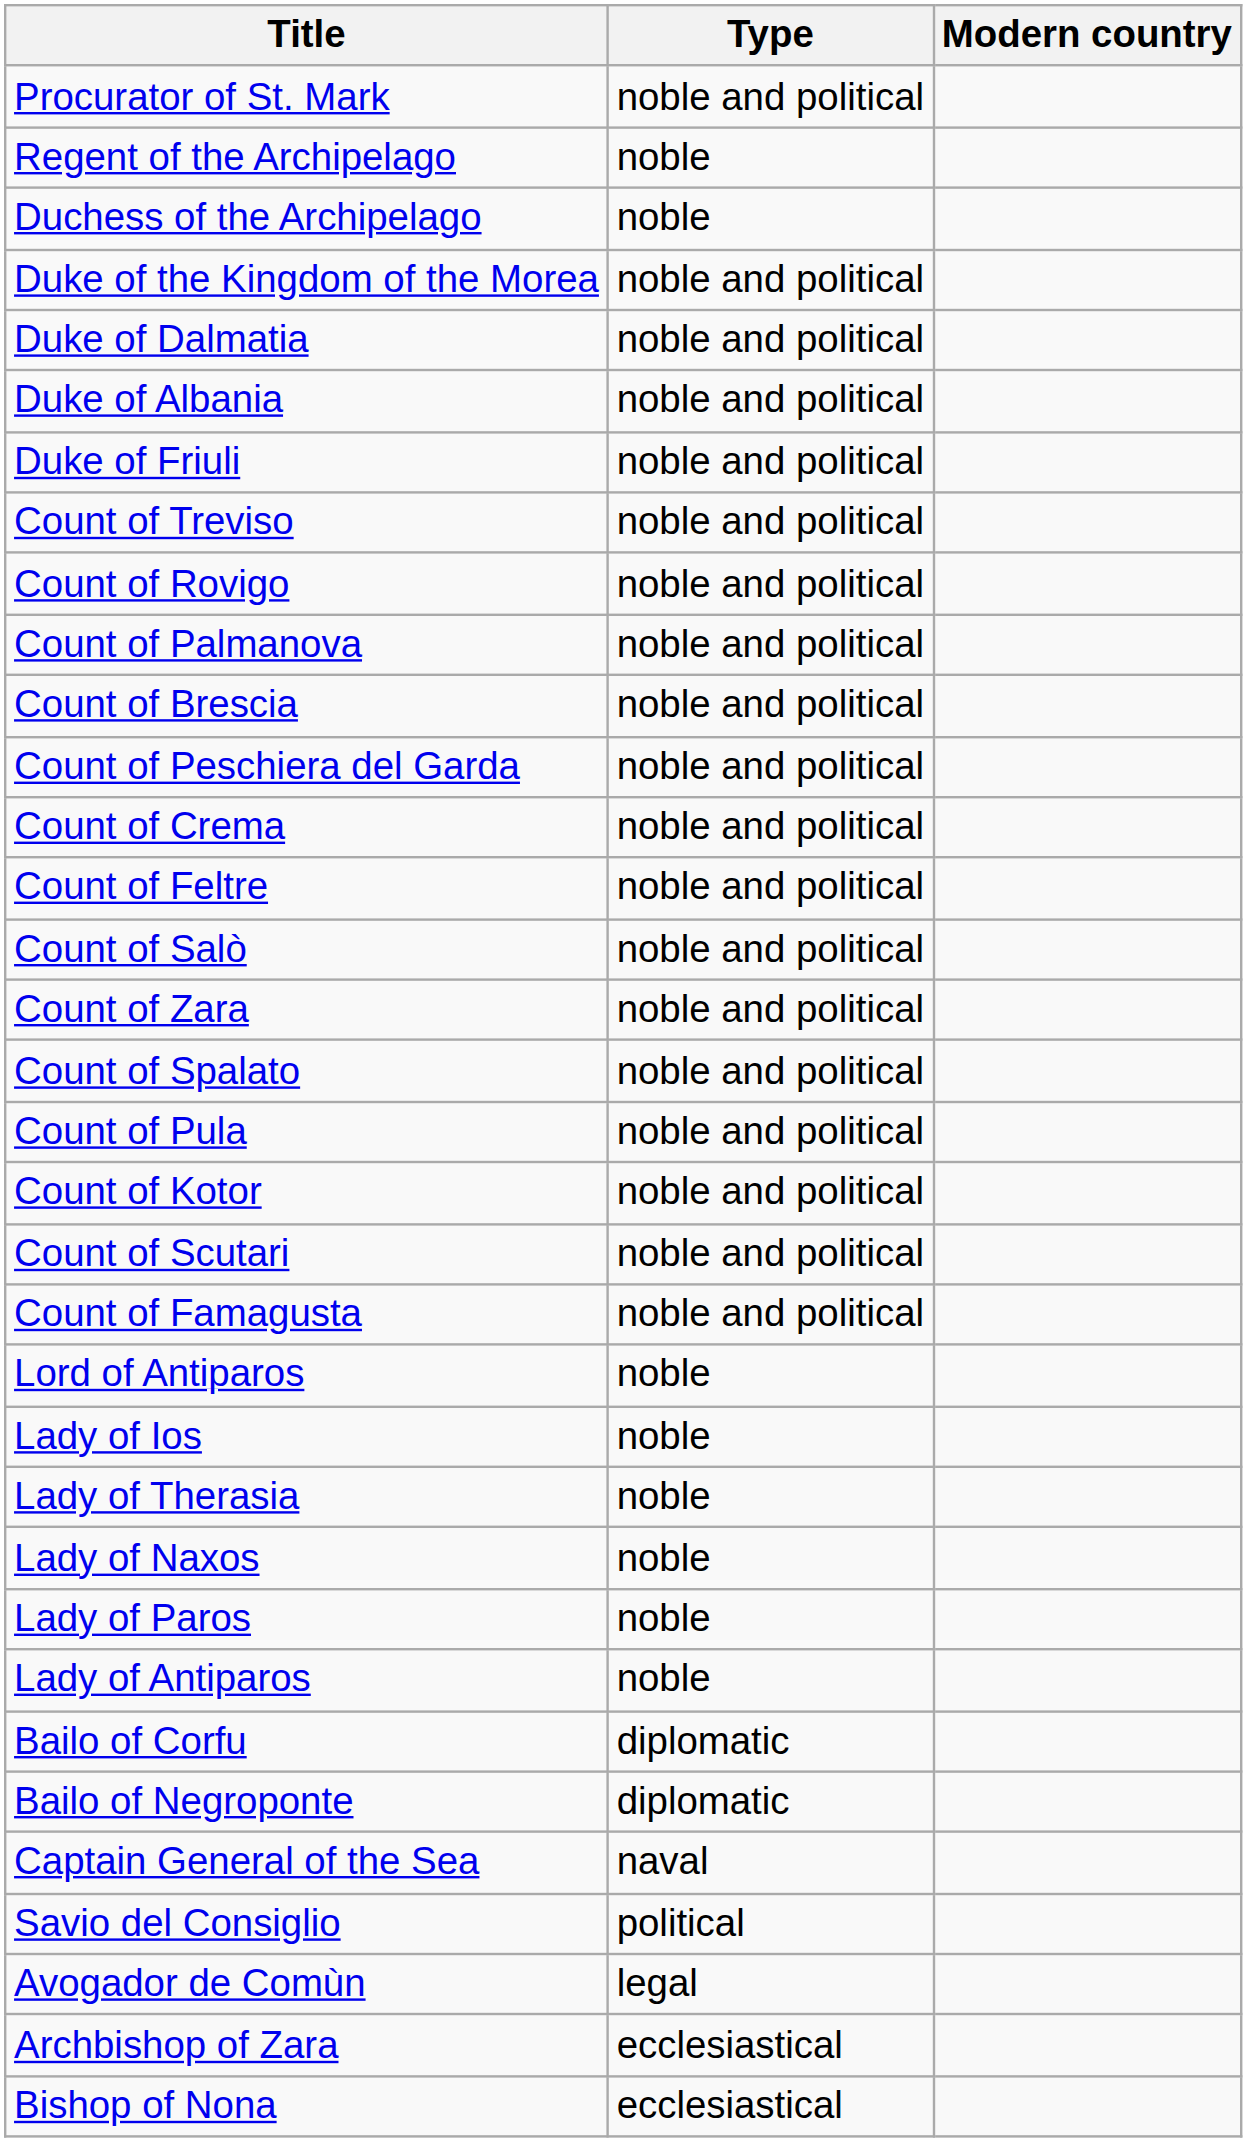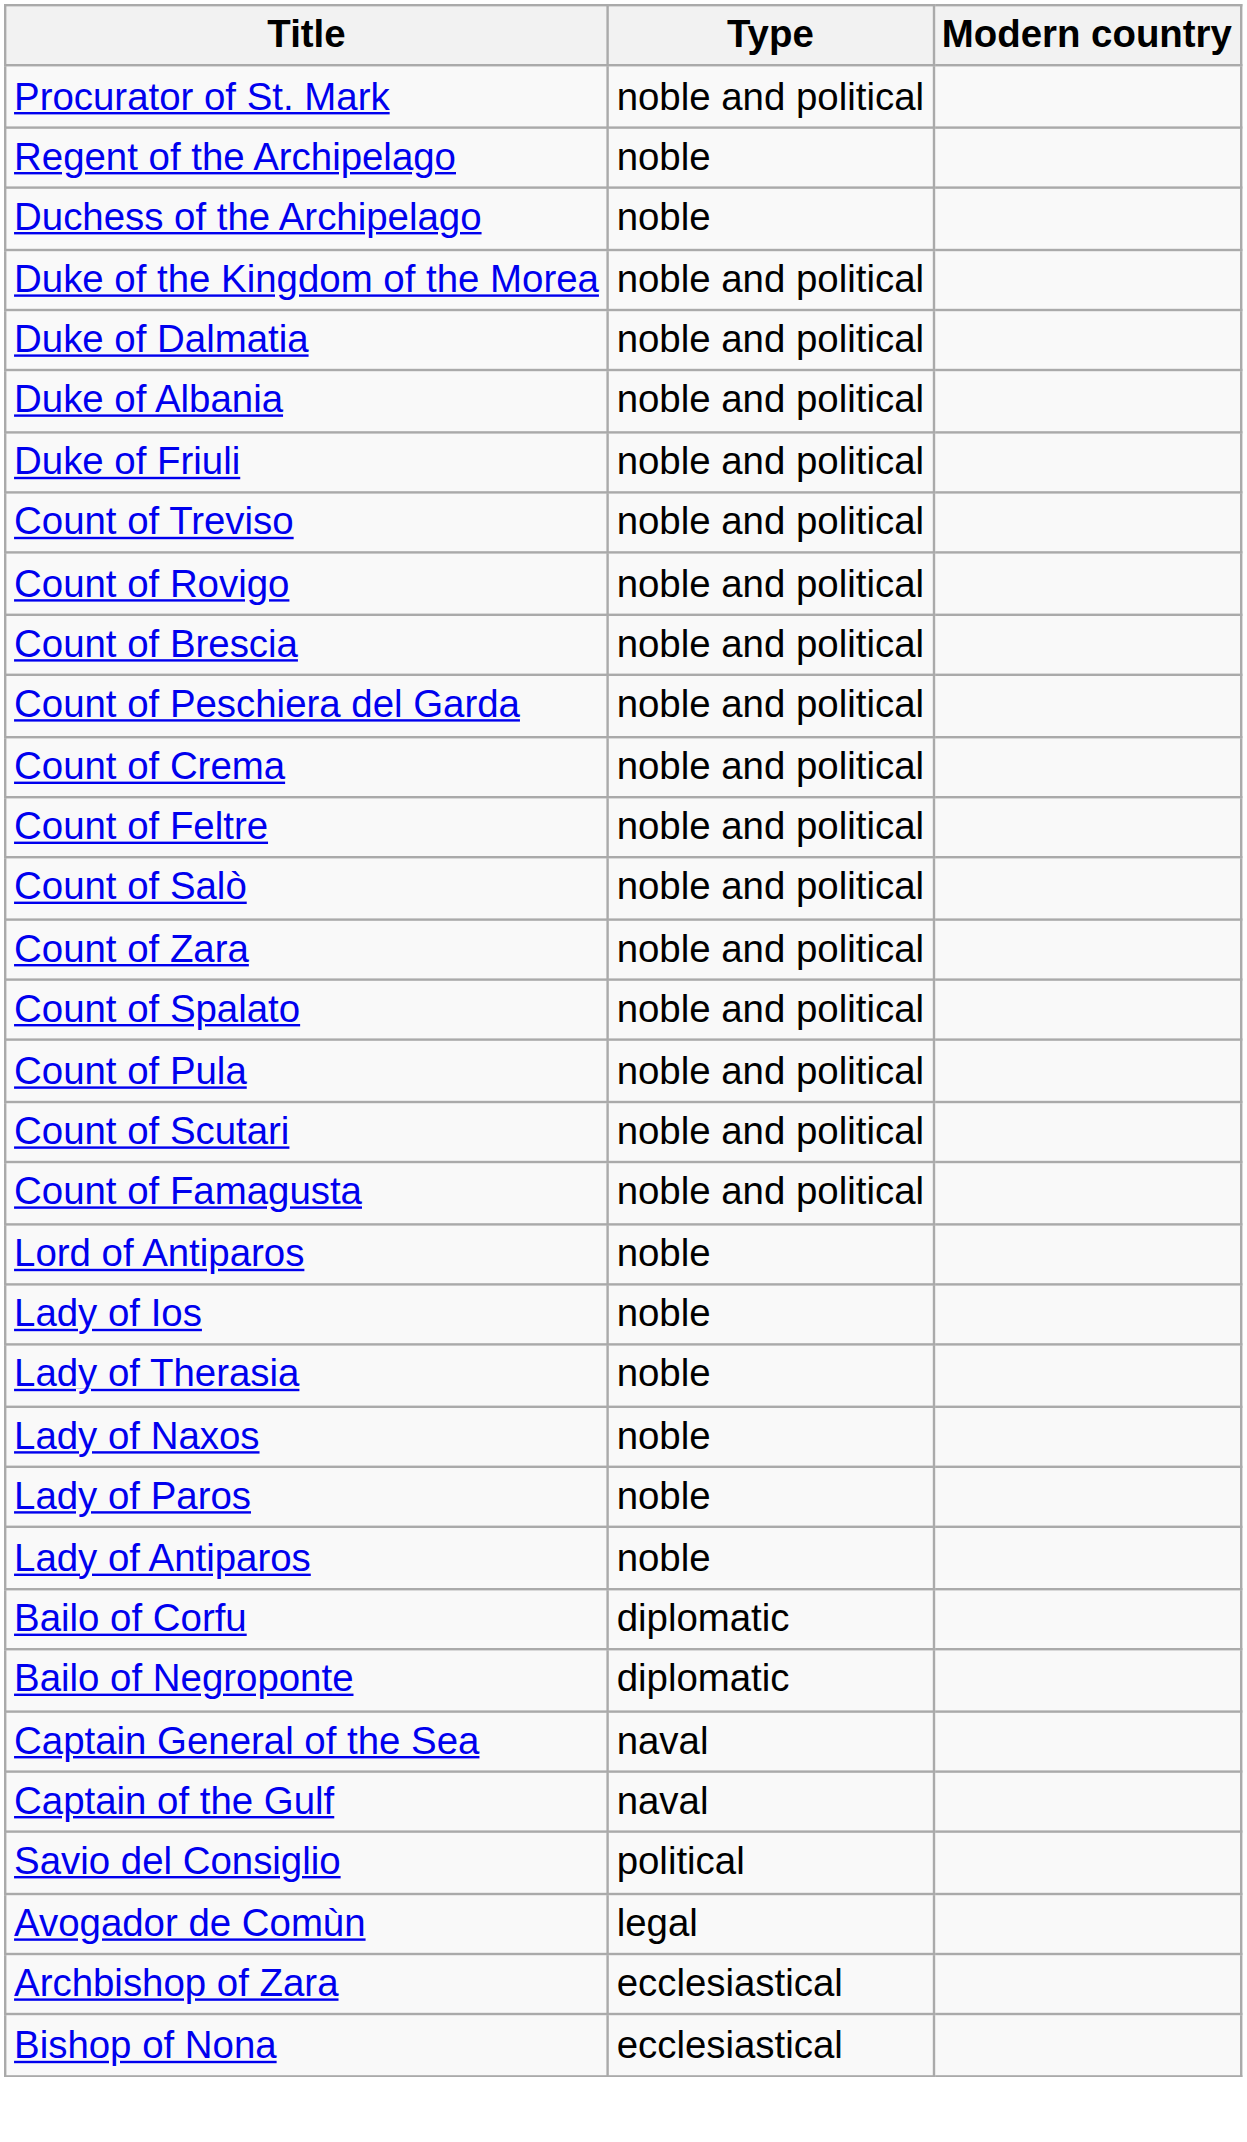- row: (188, 643)
- row: (138, 1192)
+ row: (174, 1801)
